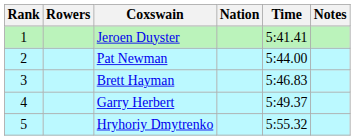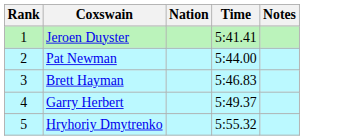- column: (68, 15)
